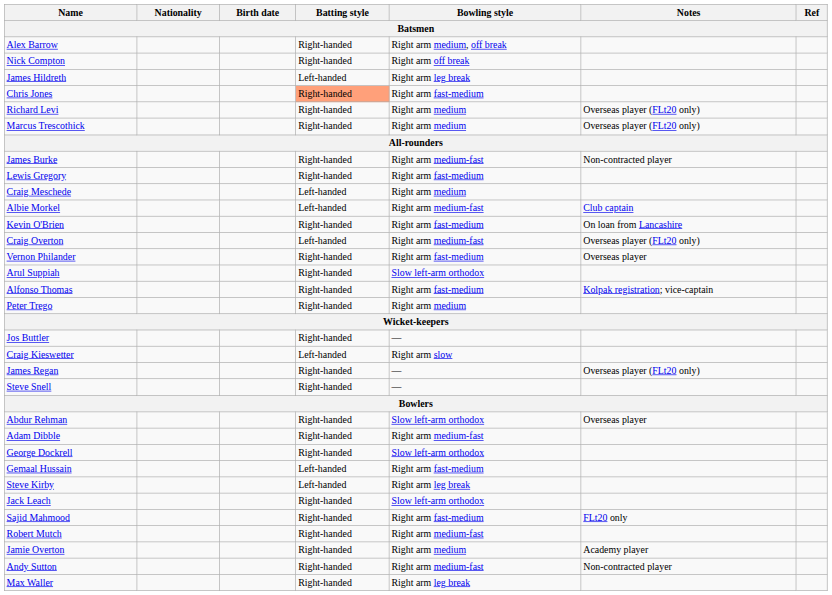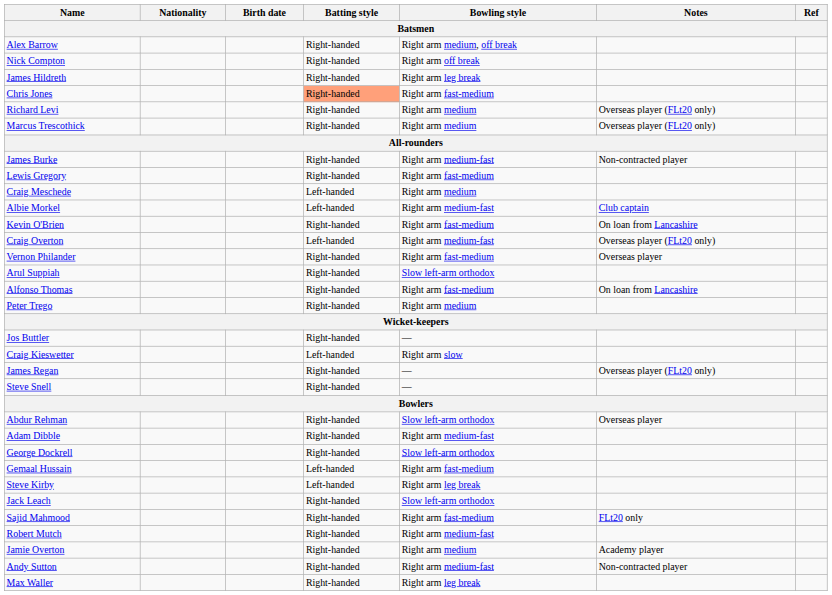(322, 77) Left-handed -> (333, 77) Right-handed
(648, 289) Kolpak registration; vice-captain -> (648, 289) On loan from Lancashire
